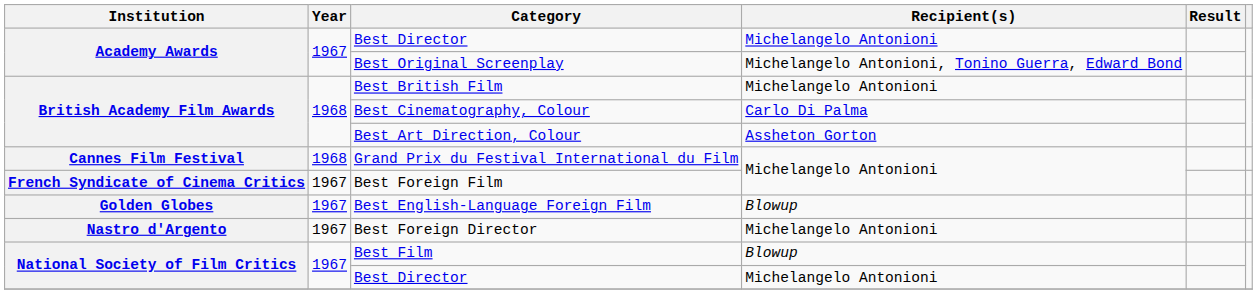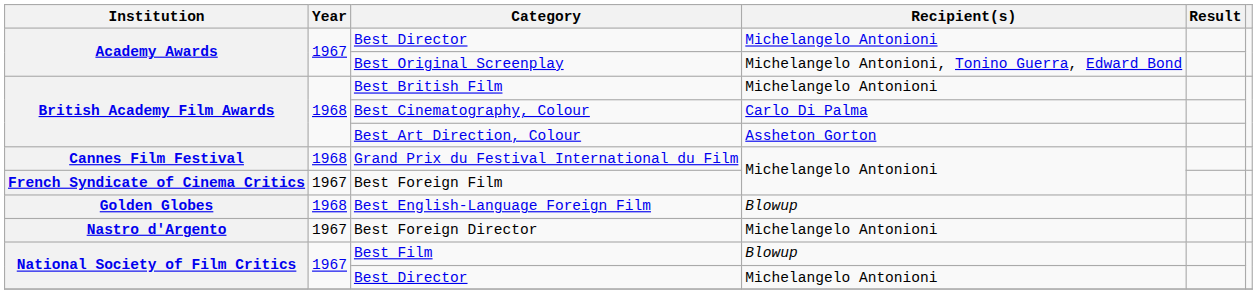(330, 206) 1967 -> (330, 206) 1968
